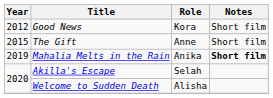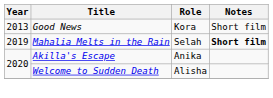(17, 27) 2012 -> (17, 27) 2013
- row: (55, 41)
(188, 56) Anika -> (188, 41) Selah
(188, 71) Selah -> (188, 56) Anika
